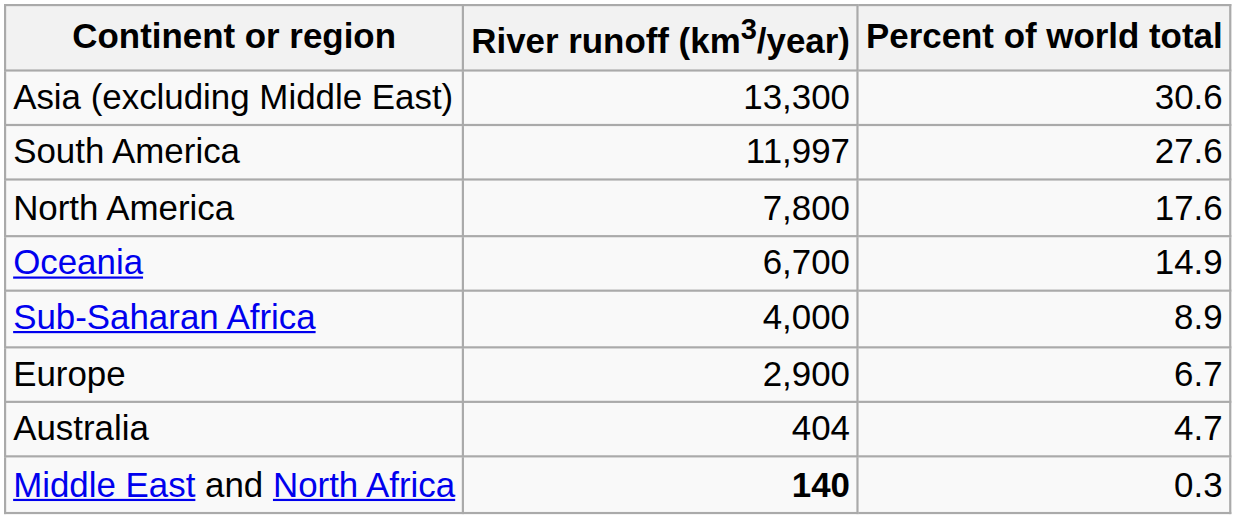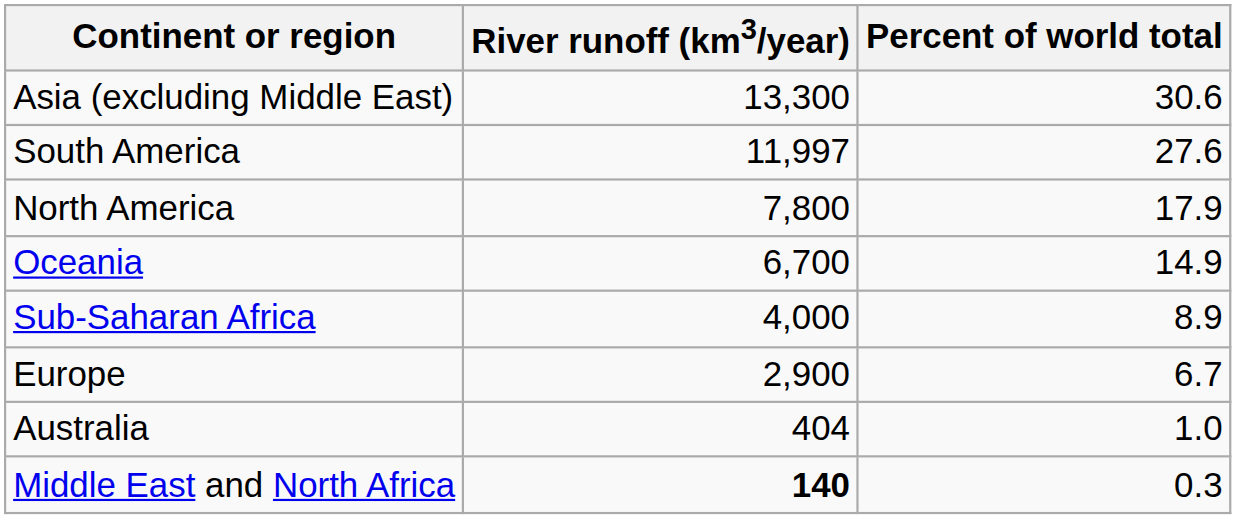(1189, 207) 17.6 -> (1189, 207) 17.9
(1198, 428) 4.7 -> (1198, 428) 1.0
